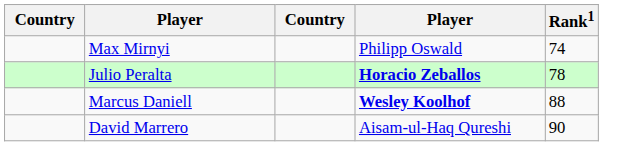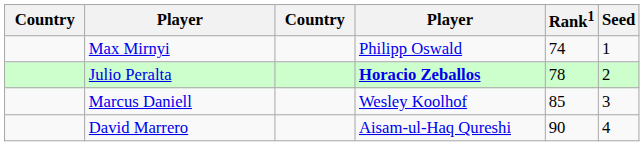+ column: (619, 19)
(415, 101) bold -> (413, 101) normal
(557, 101) 88 -> (557, 101) 85
